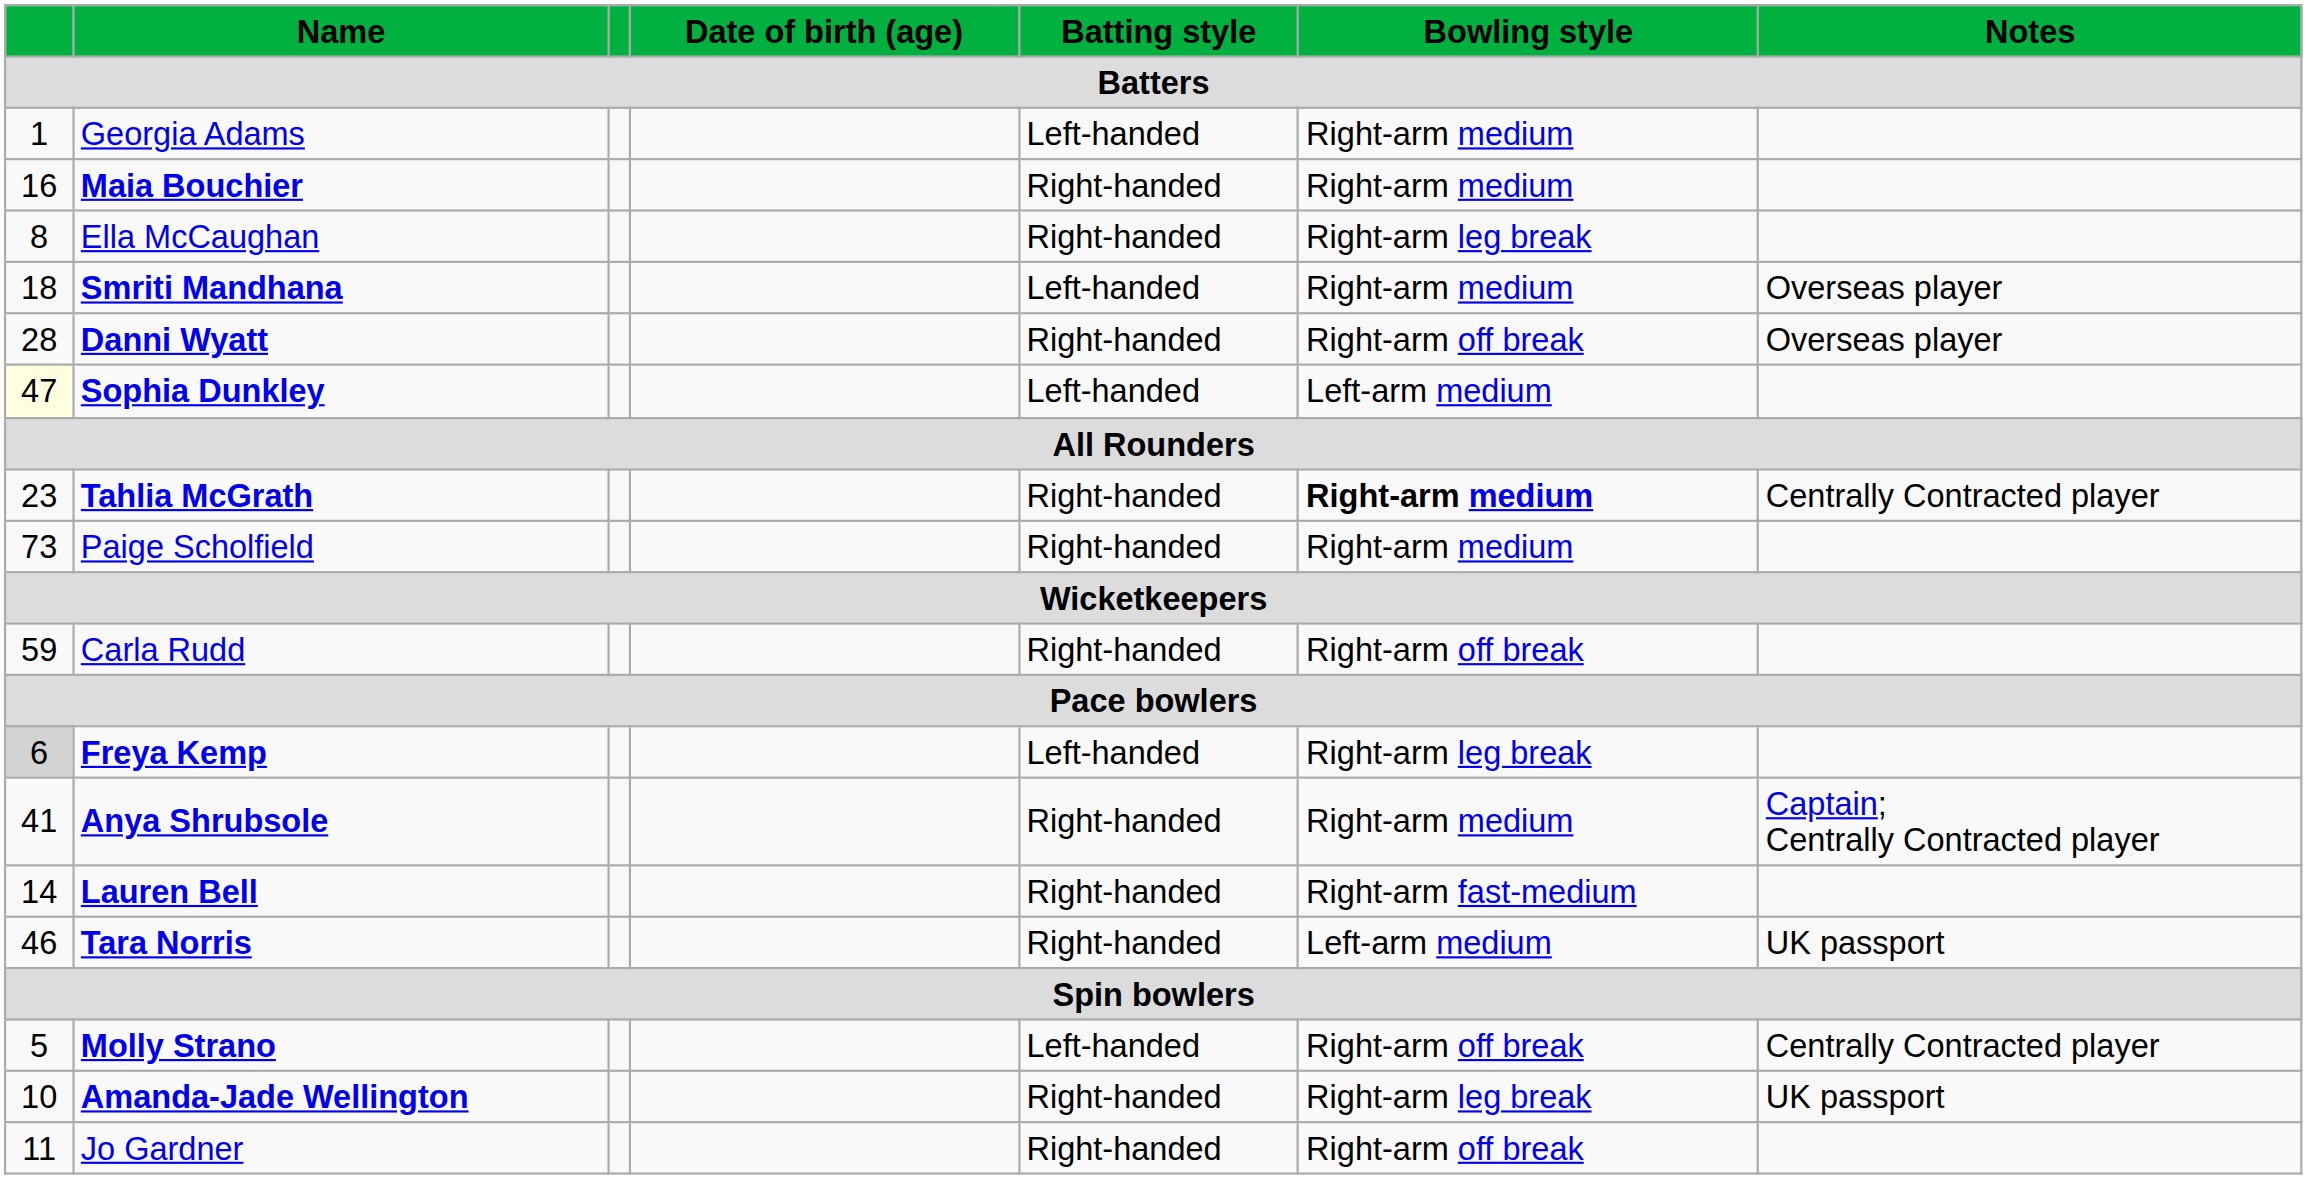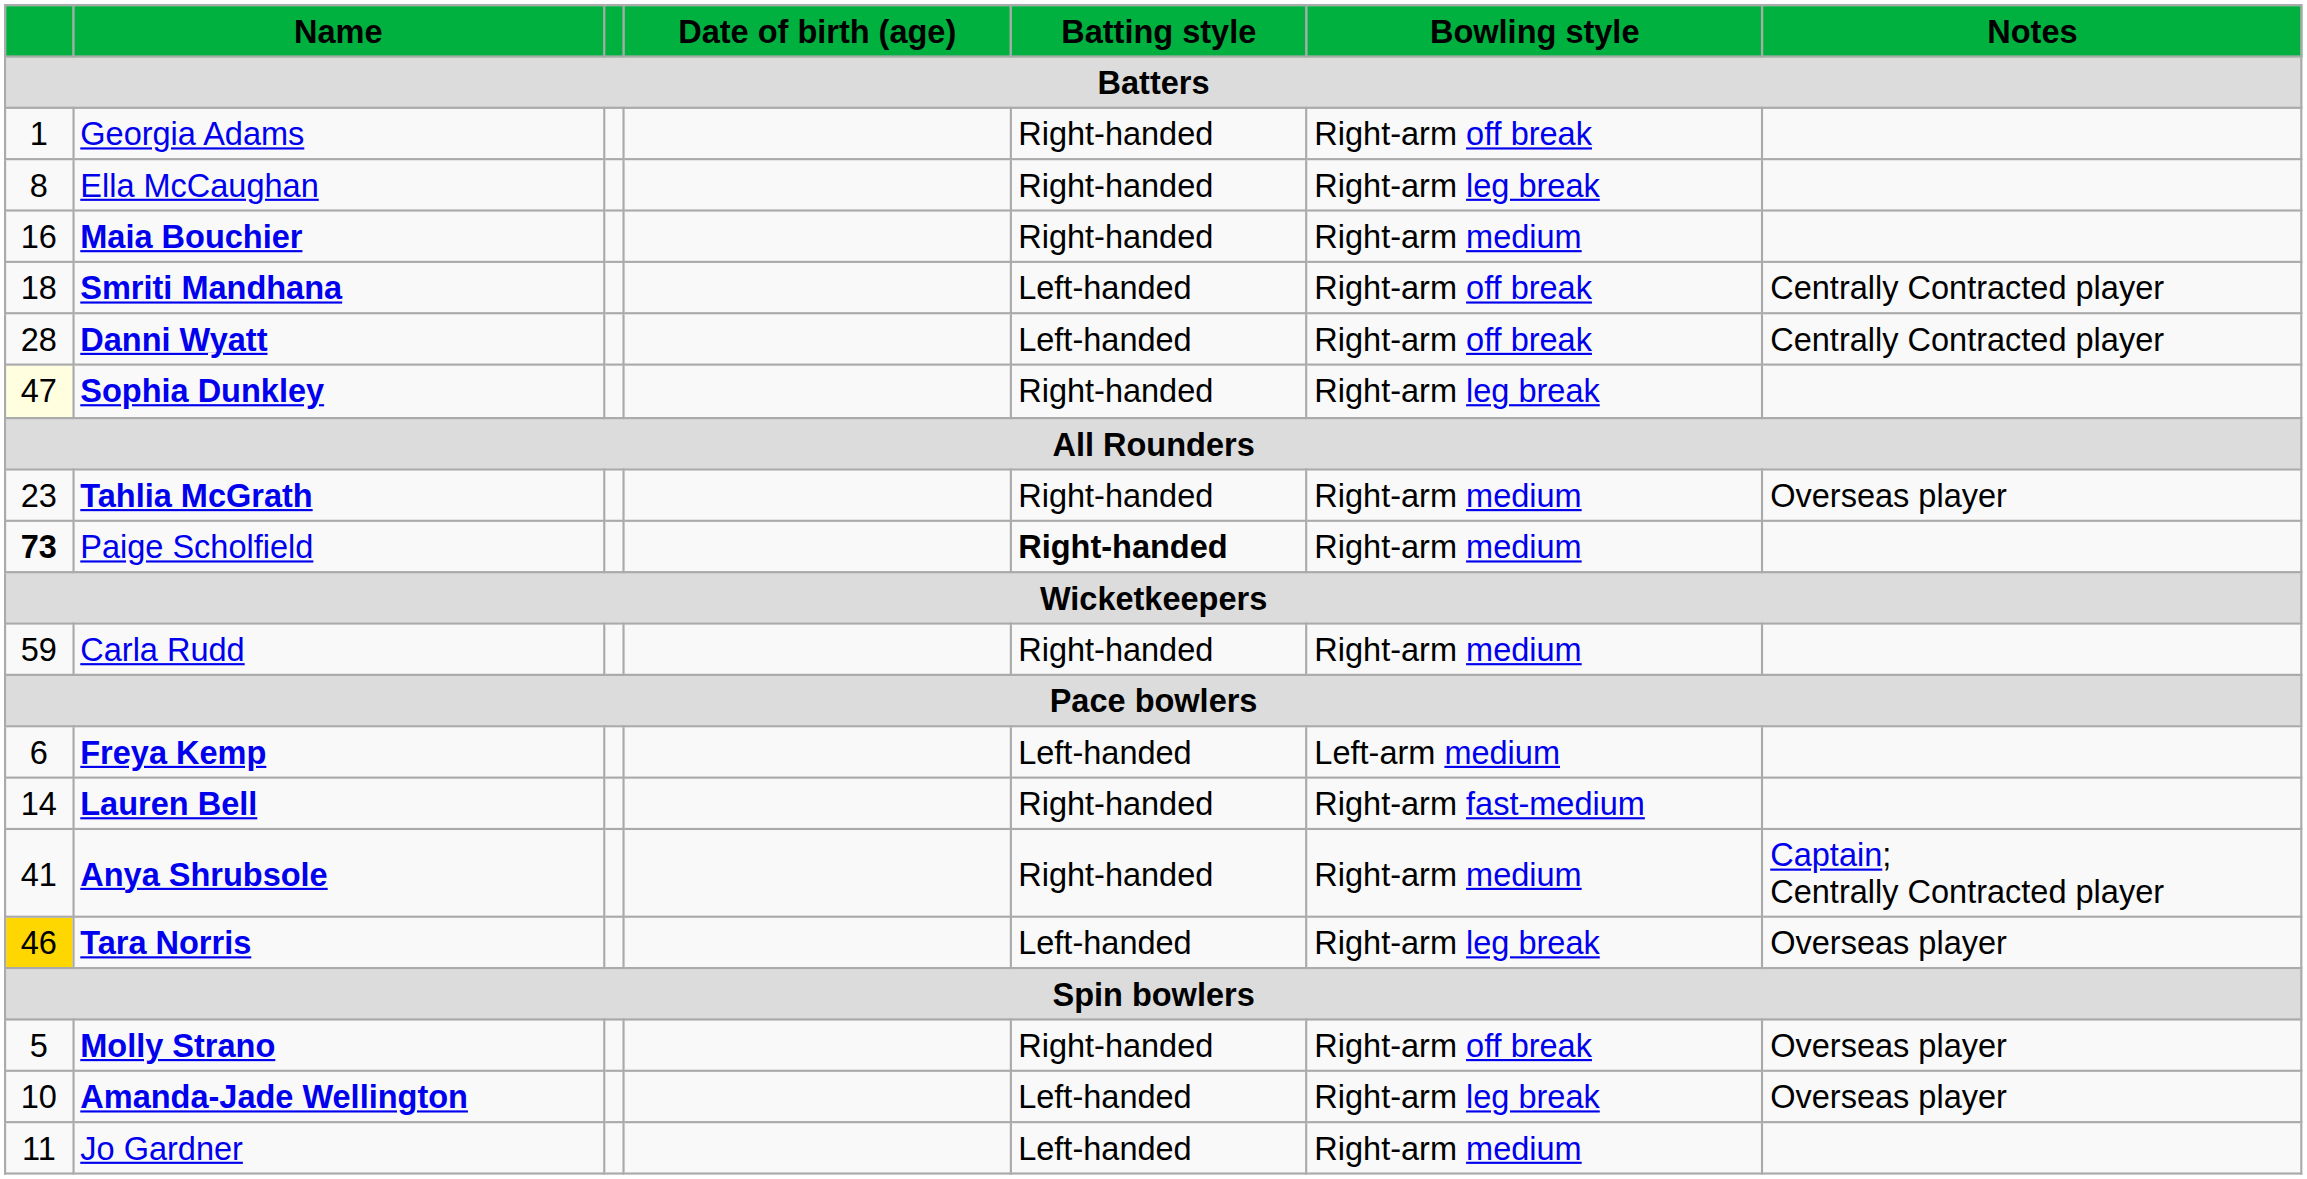(1113, 134) Left-handed -> (1116, 134) Right-handed
(1440, 134) Right-arm medium -> (1453, 134) Right-arm off break
rows swapped: (200, 237) <-> (192, 185)
(1440, 288) Right-arm medium -> (1453, 288) Right-arm off break
(1884, 288) Overseas player -> (1967, 288) Centrally Contracted player
(1124, 340) Right-handed -> (1105, 340) Left-handed
(1884, 340) Overseas player -> (1967, 340) Centrally Contracted player
(1113, 391) Left-handed -> (1116, 391) Right-handed
(1429, 391) Left-arm medium -> (1457, 391) Right-arm leg break
(1450, 494) bold -> (1448, 494) normal
(1963, 494) Centrally Contracted player -> (1889, 494) Overseas player
(39, 546) normal -> (39, 546) bold
(1124, 546) normal -> (1123, 546) bold
(1445, 649) Right-arm off break -> (1448, 649) Right-arm medium
(39, 752) lightgrey background -> (39, 752) no background
(1449, 752) Right-arm leg break -> (1437, 752) Left-arm medium
rows swapped: (169, 891) <-> (205, 822)
(39, 943) no background -> (39, 943) gold background
(1124, 943) Right-handed -> (1105, 943) Left-handed
(1429, 943) Left-arm medium -> (1457, 943) Right-arm leg break
(1855, 943) UK passport -> (1889, 943) Overseas player
(1113, 1046) Left-handed -> (1116, 1046) Right-handed
(1963, 1046) Centrally Contracted player -> (1889, 1046) Overseas player
(1124, 1097) Right-handed -> (1105, 1097) Left-handed
(1855, 1097) UK passport -> (1889, 1097) Overseas player
(1124, 1149) Right-handed -> (1105, 1149) Left-handed
(1445, 1149) Right-arm off break -> (1448, 1149) Right-arm medium
